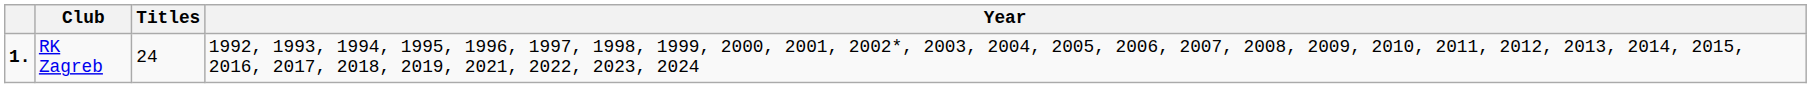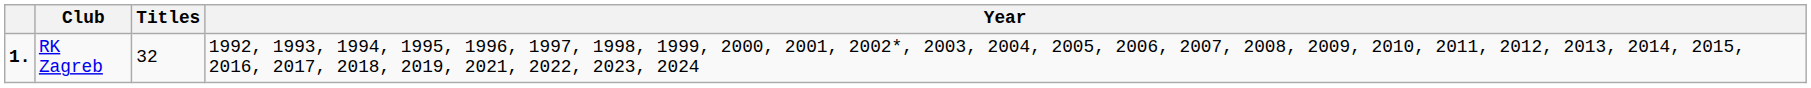(147, 58) 24 -> (147, 58) 32
